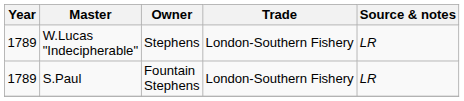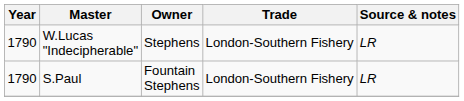(22, 43) 1789 -> (22, 43) 1790
(22, 78) 1789 -> (22, 78) 1790
